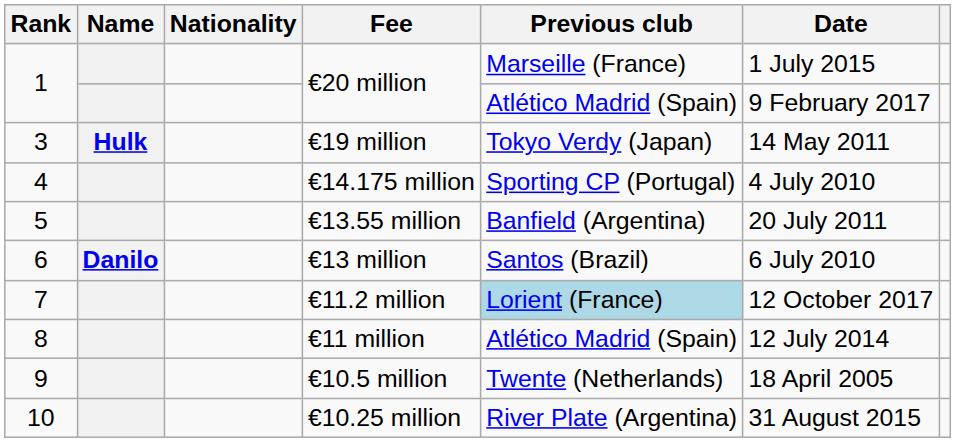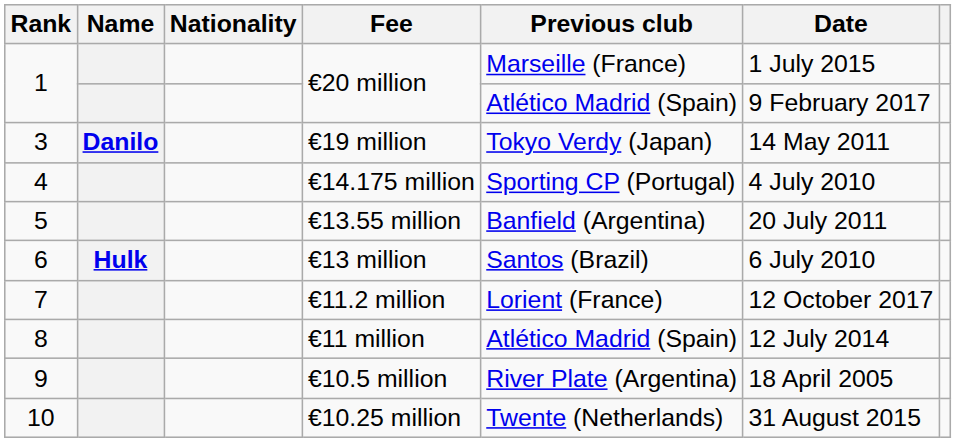(120, 142) Hulk -> (120, 142) Danilo
(120, 260) Danilo -> (120, 260) Hulk
(574, 299) lightblue background -> (574, 299) no background
(605, 378) Twente (Netherlands) -> (612, 378) River Plate (Argentina)
(612, 417) River Plate (Argentina) -> (605, 417) Twente (Netherlands)
